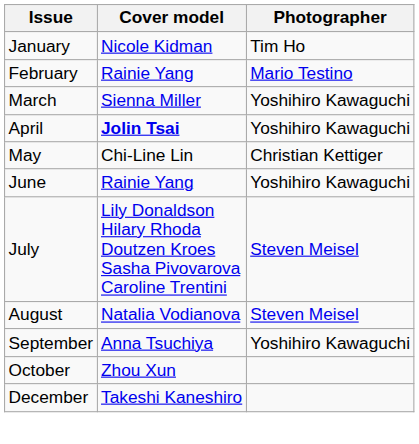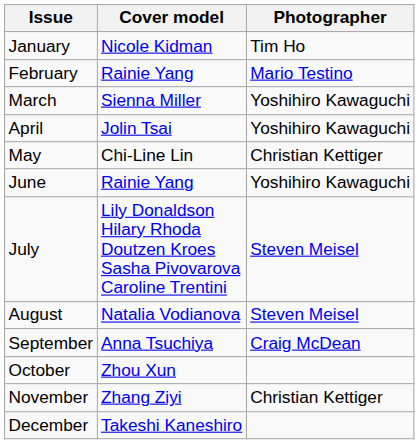(140, 127) bold -> (136, 127) normal
(330, 342) Yoshihiro Kawaguchi -> (305, 342) Craig McDean
+ row: (48, 397)
